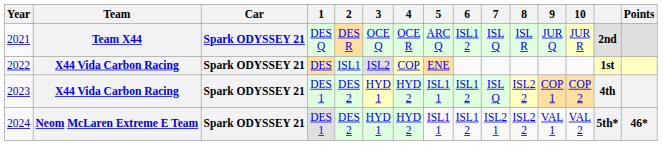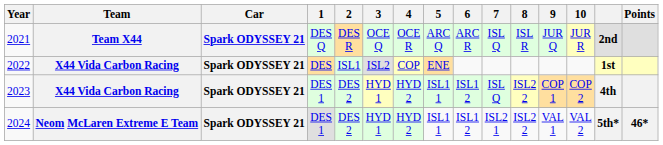(467, 40) ISL1 2 -> (467, 40) ARC R
